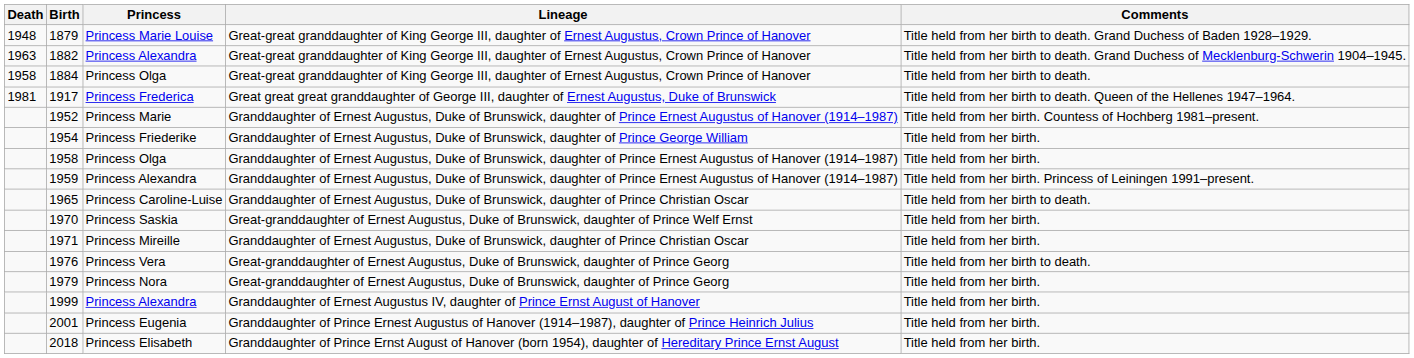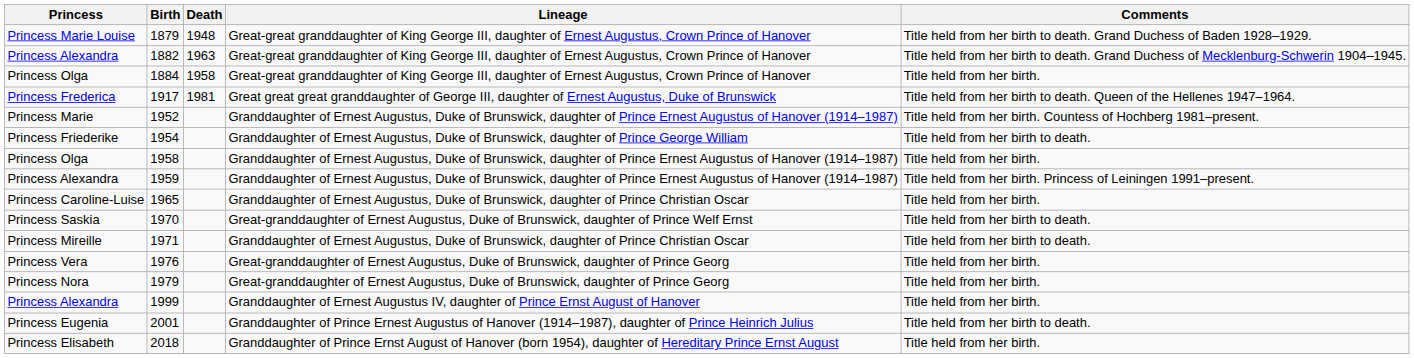columns swapped: (154, 14) <-> (25, 14)
(997, 76) Title held from her birth to death. -> (972, 76) Title held from her birth.
(972, 138) Title held from her birth. -> (997, 138) Title held from her birth to death.
(997, 199) Title held from her birth to death. -> (972, 199) Title held from her birth.
(972, 220) Title held from her birth. -> (997, 220) Title held from her birth to death.
(972, 240) Title held from her birth. -> (997, 240) Title held from her birth to death.
(997, 261) Title held from her birth to death. -> (972, 261) Title held from her birth.
(972, 323) Title held from her birth. -> (997, 323) Title held from her birth to death.
